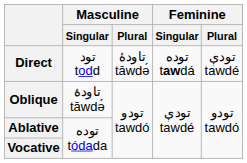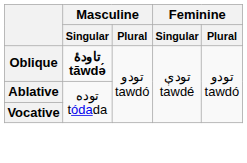- row: (34, 63)
(87, 99) normal -> (87, 63) bold
